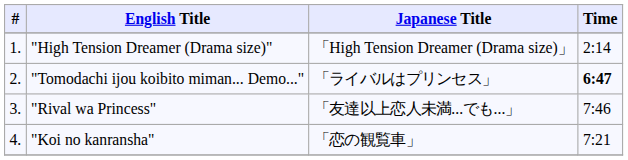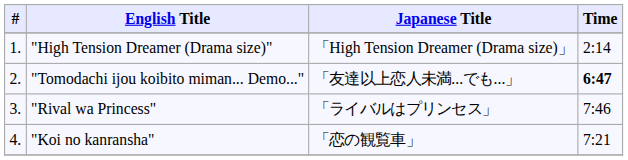(406, 79) 「ライバルはプリンセス」 -> (417, 79) 「友達以上恋人未満...でも...」
(417, 109) 「友達以上恋人未満...でも...」 -> (406, 109) 「ライバルはプリンセス」
